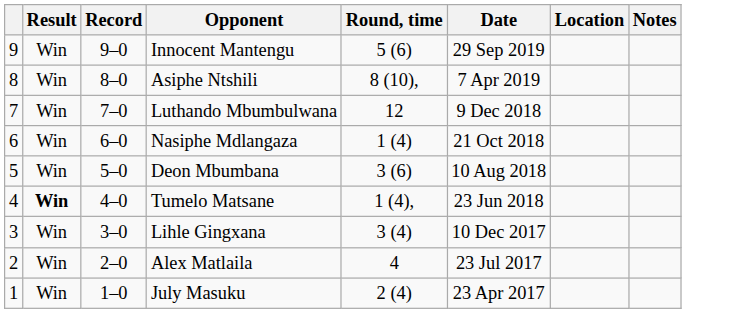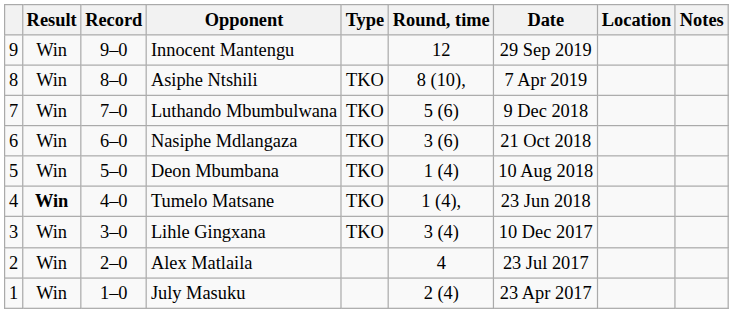+ column: (365, 19)
(394, 50) 5 (6) -> (441, 50) 12
(394, 110) 12 -> (441, 110) 5 (6)
(394, 141) 1 (4) -> (441, 141) 3 (6)
(394, 171) 3 (6) -> (441, 171) 1 (4)
